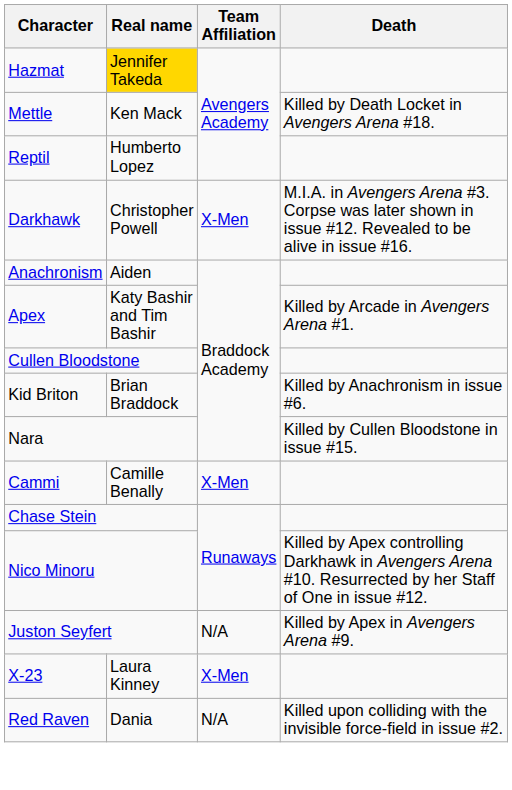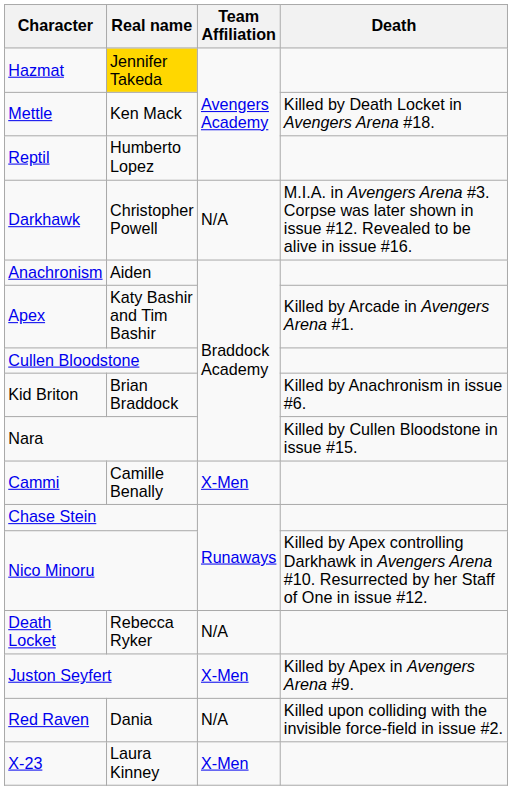(225, 219) X-Men -> (214, 219) N/A
+ row: (32, 632)
(214, 632) N/A -> (225, 676) X-Men
rows swapped: (49, 719) <-> (25, 676)
